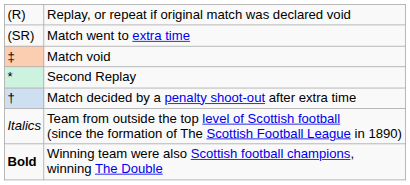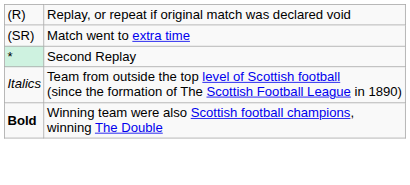- row: (11, 56)
- row: (11, 98)
